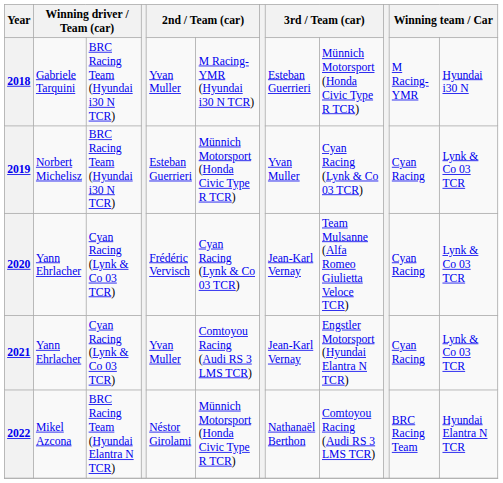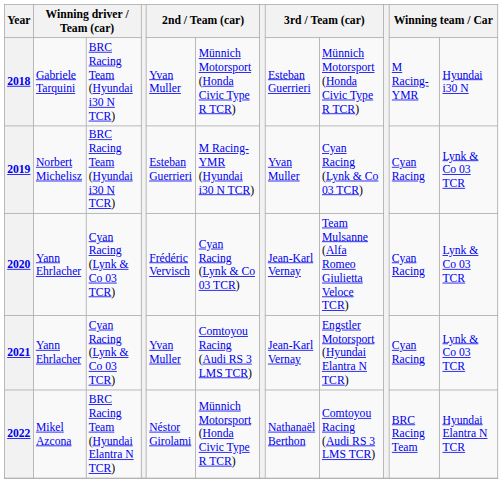(226, 81) M Racing-YMR (Hyundai i30 N TCR) -> (225, 81) Münnich Motorsport (Honda Civic Type R TCR)
(225, 170) Münnich Motorsport (Honda Civic Type R TCR) -> (226, 170) M Racing-YMR (Hyundai i30 N TCR)
